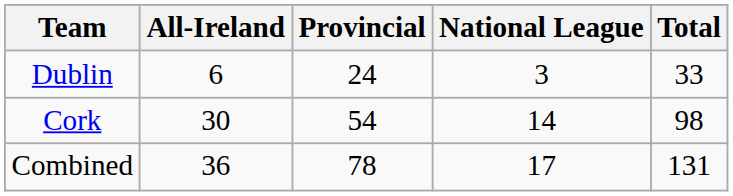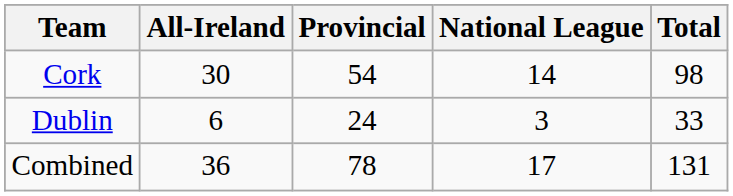rows swapped: (72, 119) <-> (72, 73)
